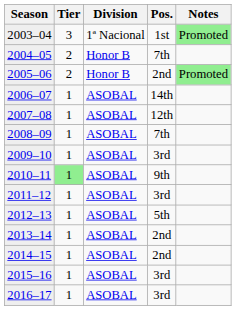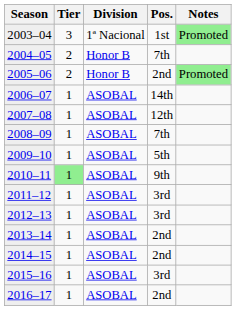(162, 154) 3rd -> (162, 154) 5th
(162, 214) 5th -> (162, 214) 3rd
(162, 295) 3rd -> (162, 295) 2nd
